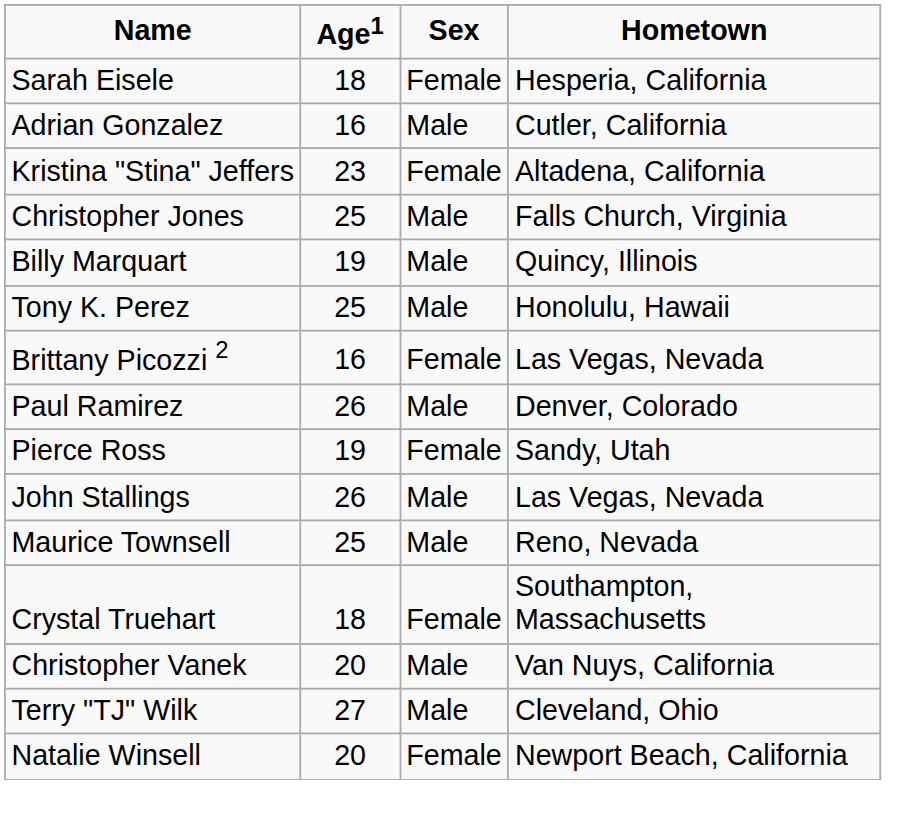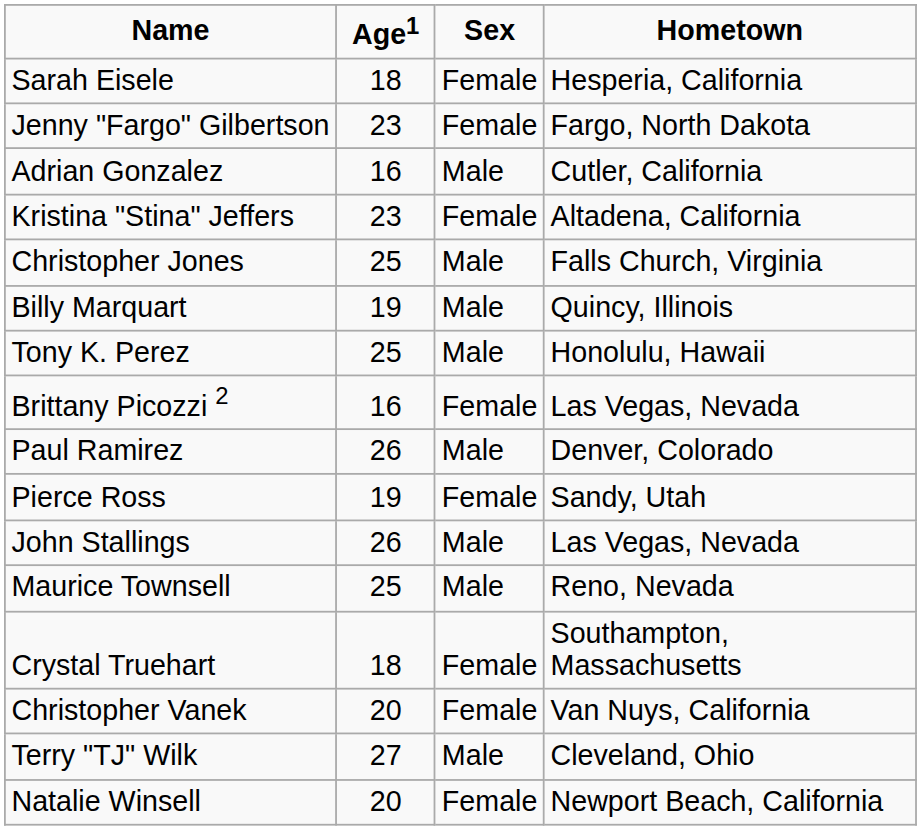+ row: (171, 125)
(437, 665) Male -> (490, 710) Female
